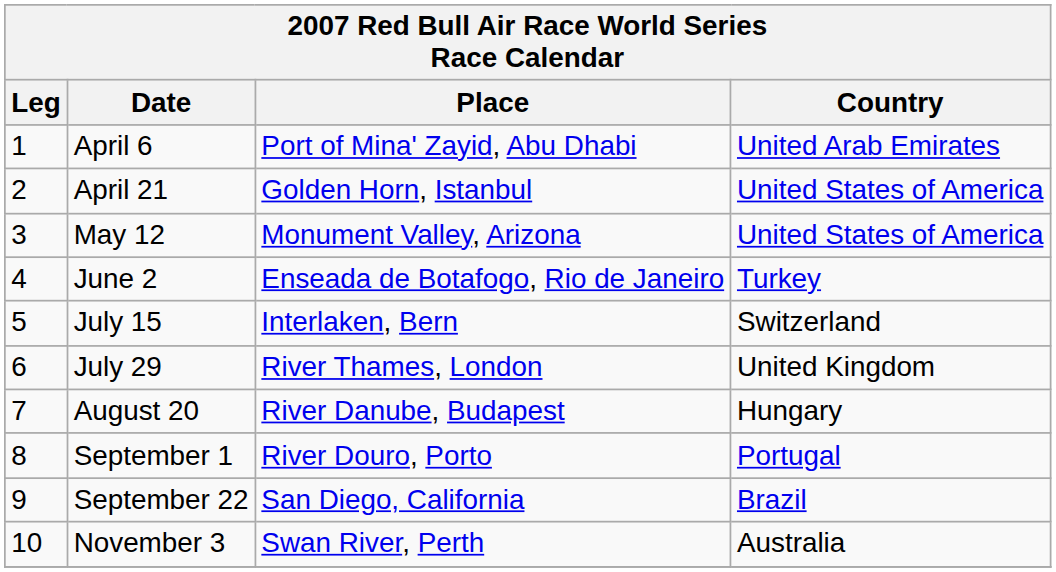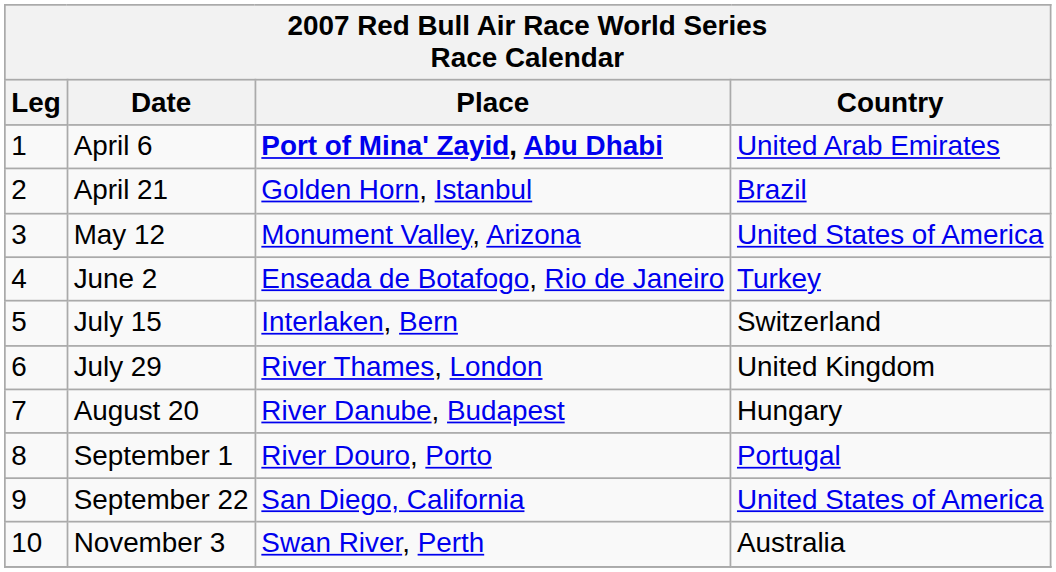(449, 146) normal -> (462, 146) bold
(890, 190) United States of America -> (772, 190) Brazil
(772, 499) Brazil -> (890, 499) United States of America
